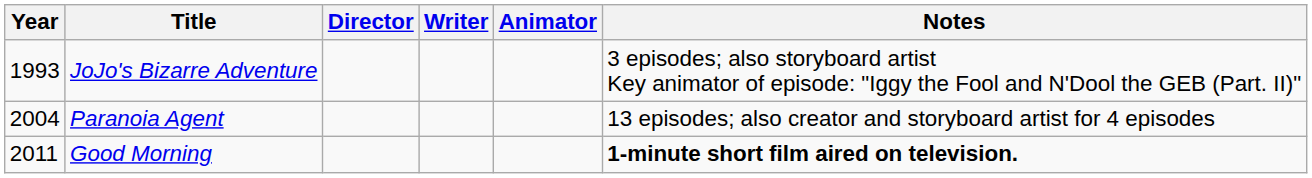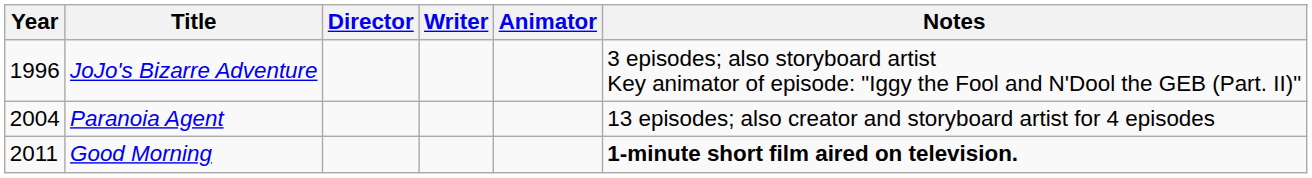(35, 70) 1993 -> (35, 70) 1996
